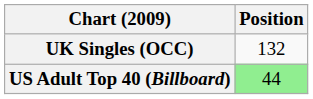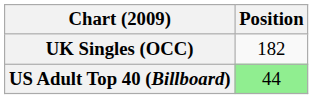(271, 49) 132 -> (271, 49) 182
